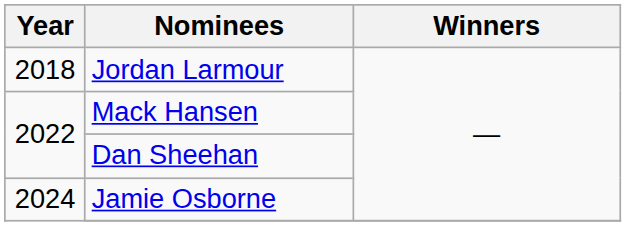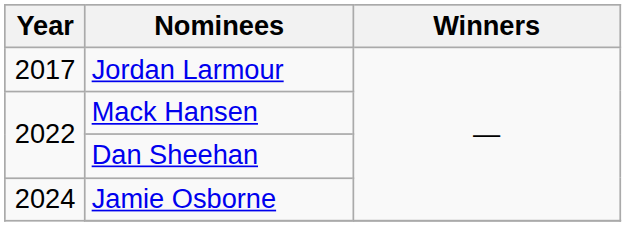(45, 69) 2018 -> (45, 69) 2017
